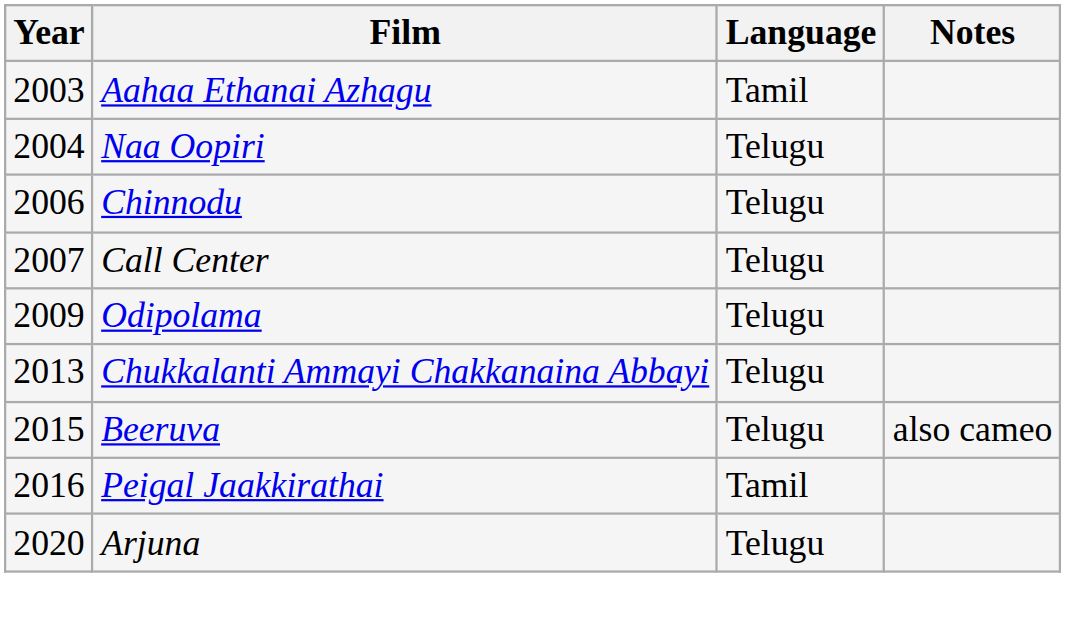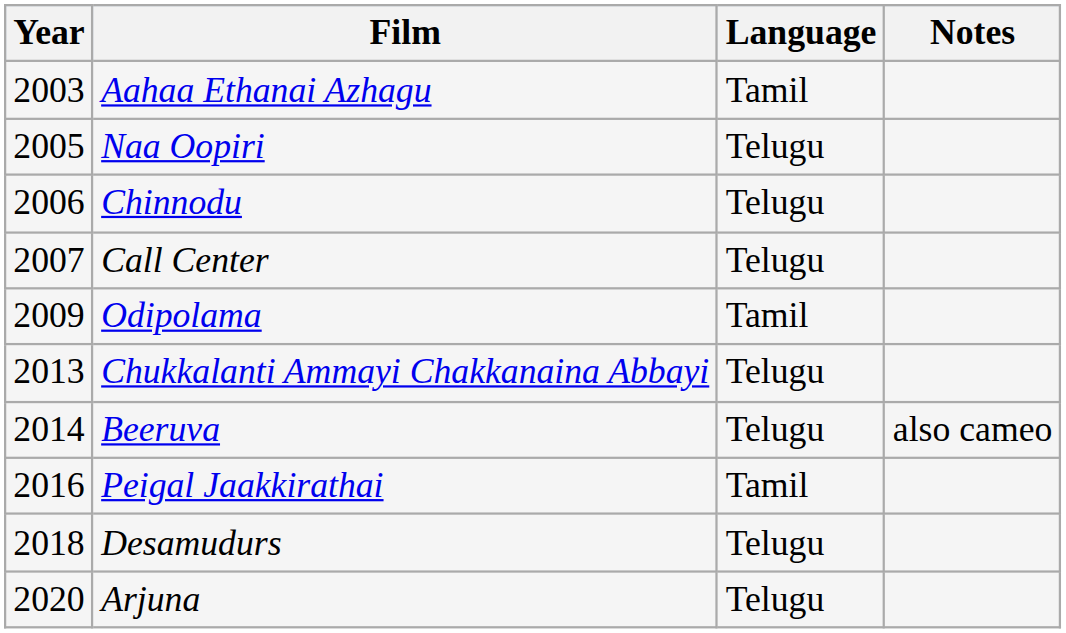(49, 145) 2004 -> (49, 145) 2005
(775, 315) Telugu -> (767, 315) Tamil
(49, 428) 2015 -> (49, 428) 2014
+ row: (191, 542)
